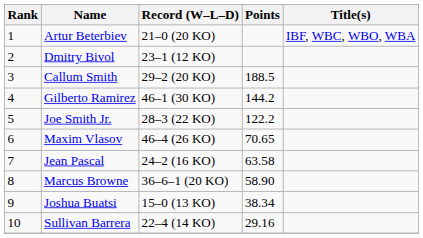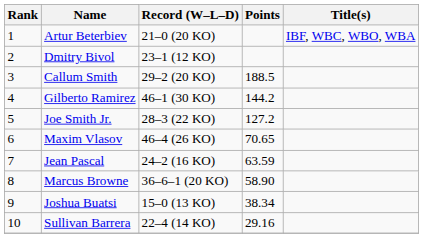(260, 118) 122.2 -> (260, 118) 127.2
(260, 160) 63.58 -> (260, 160) 63.59
